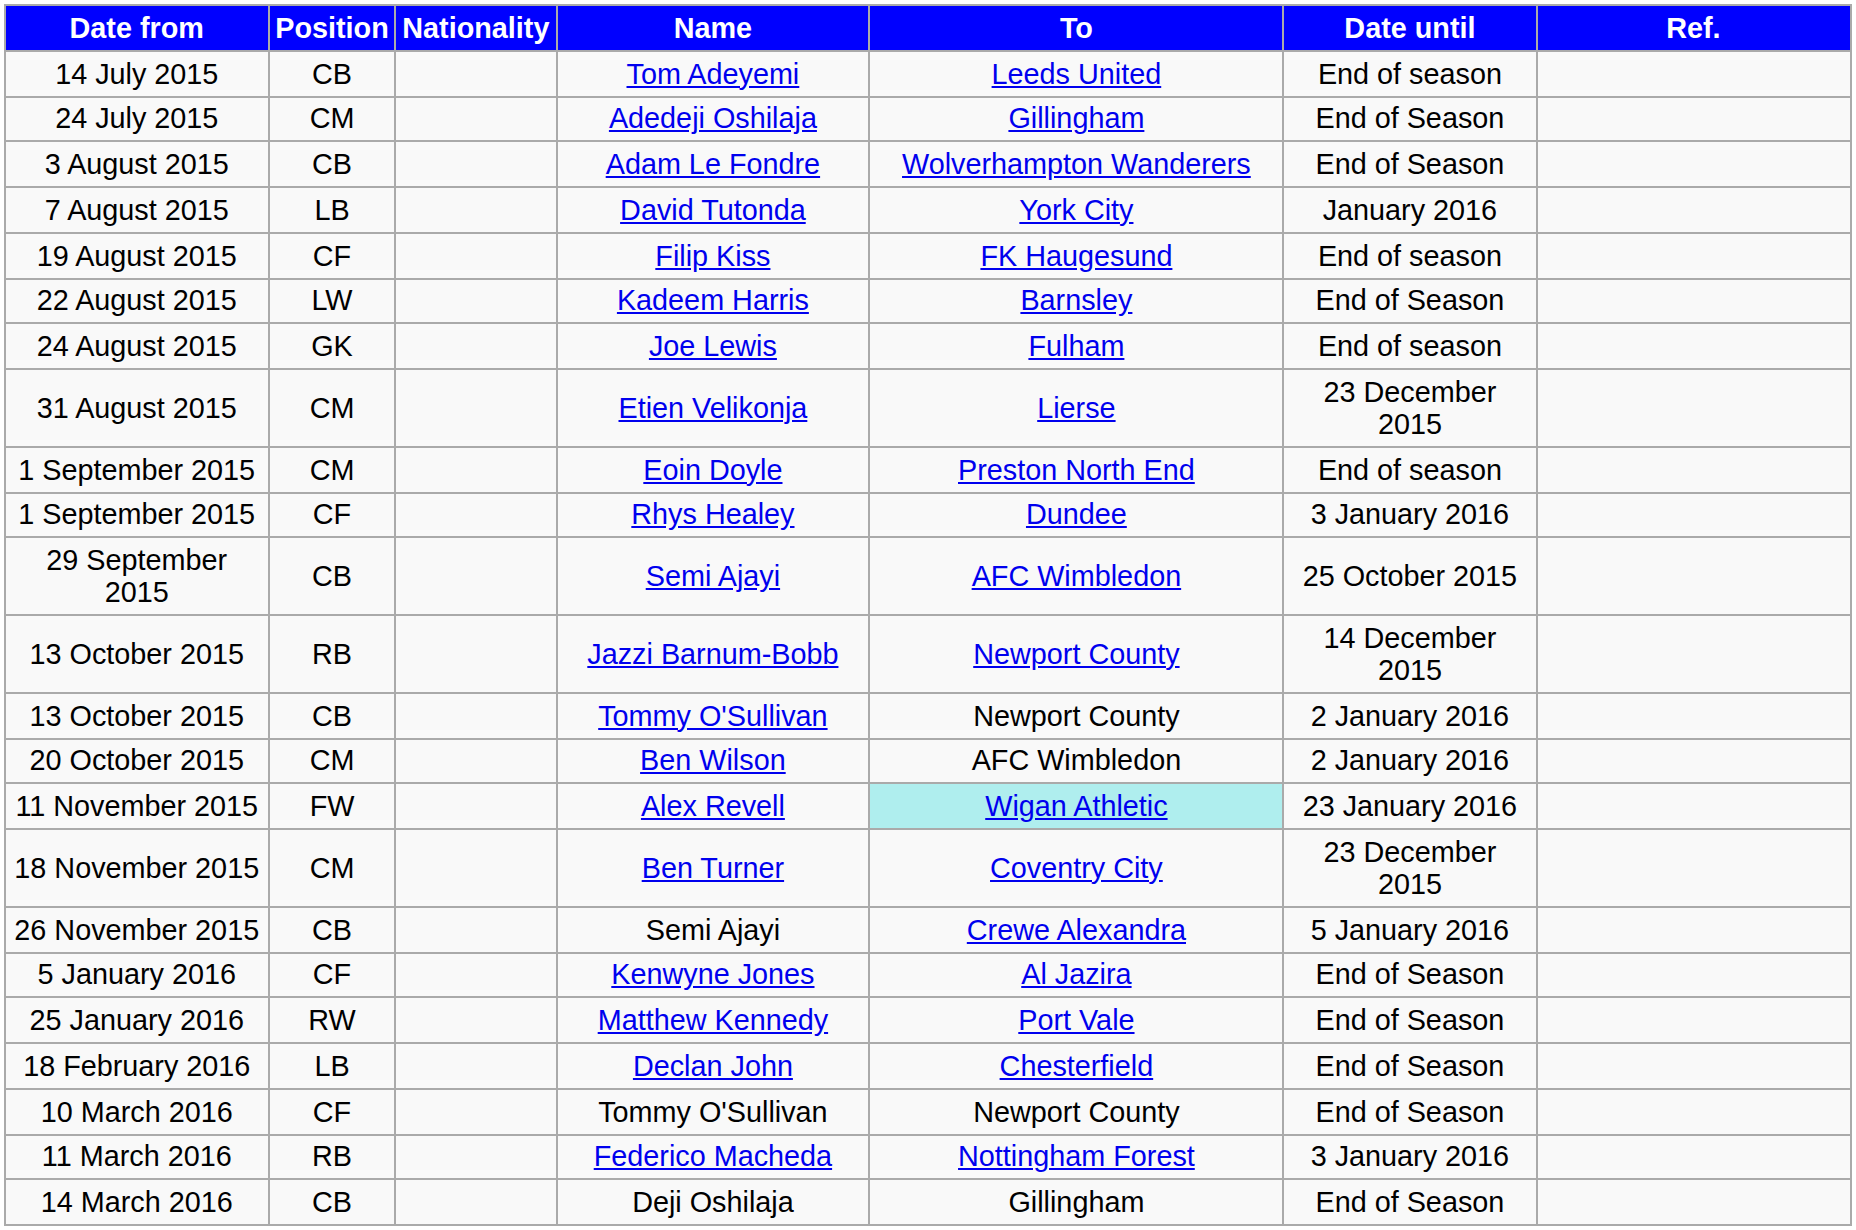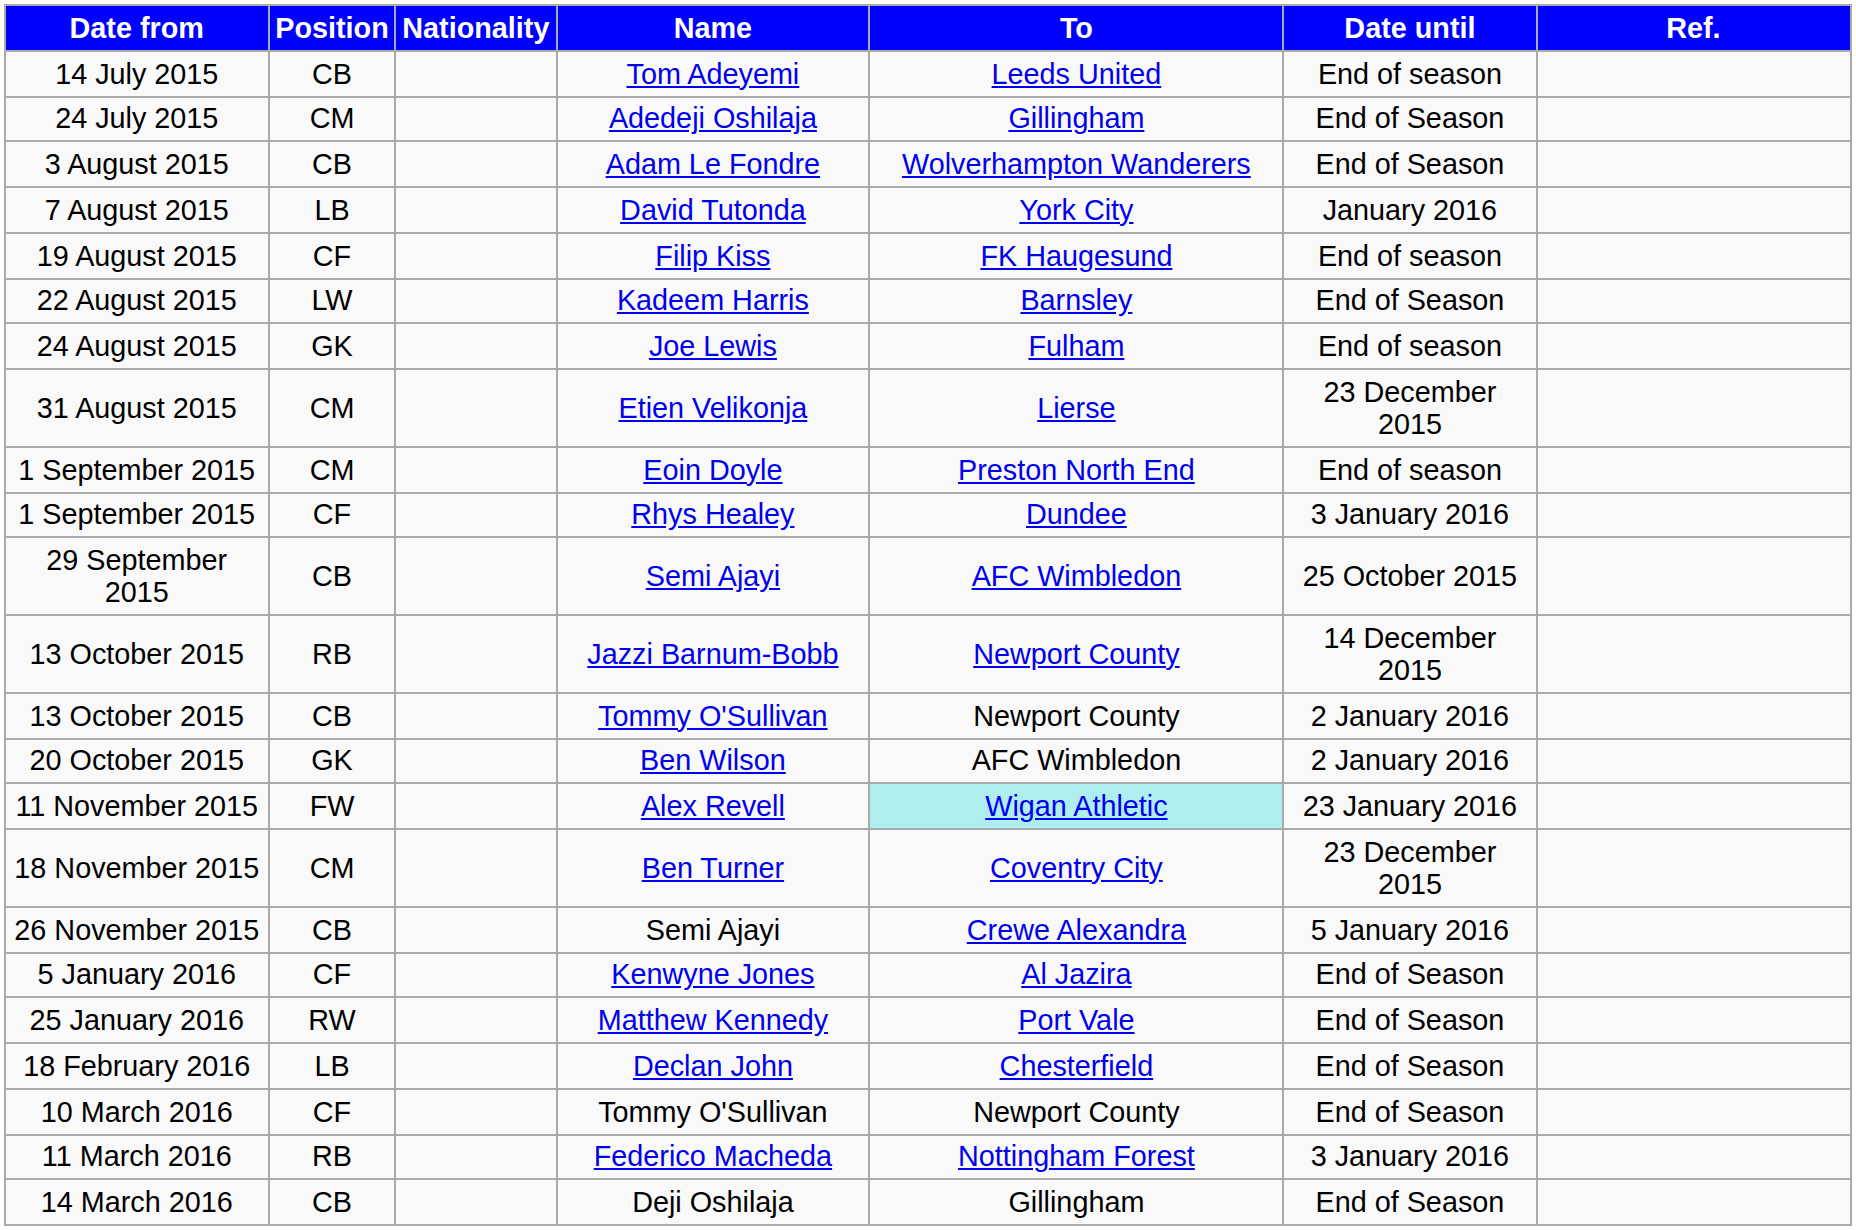(332, 761) CM -> (332, 761) GK
